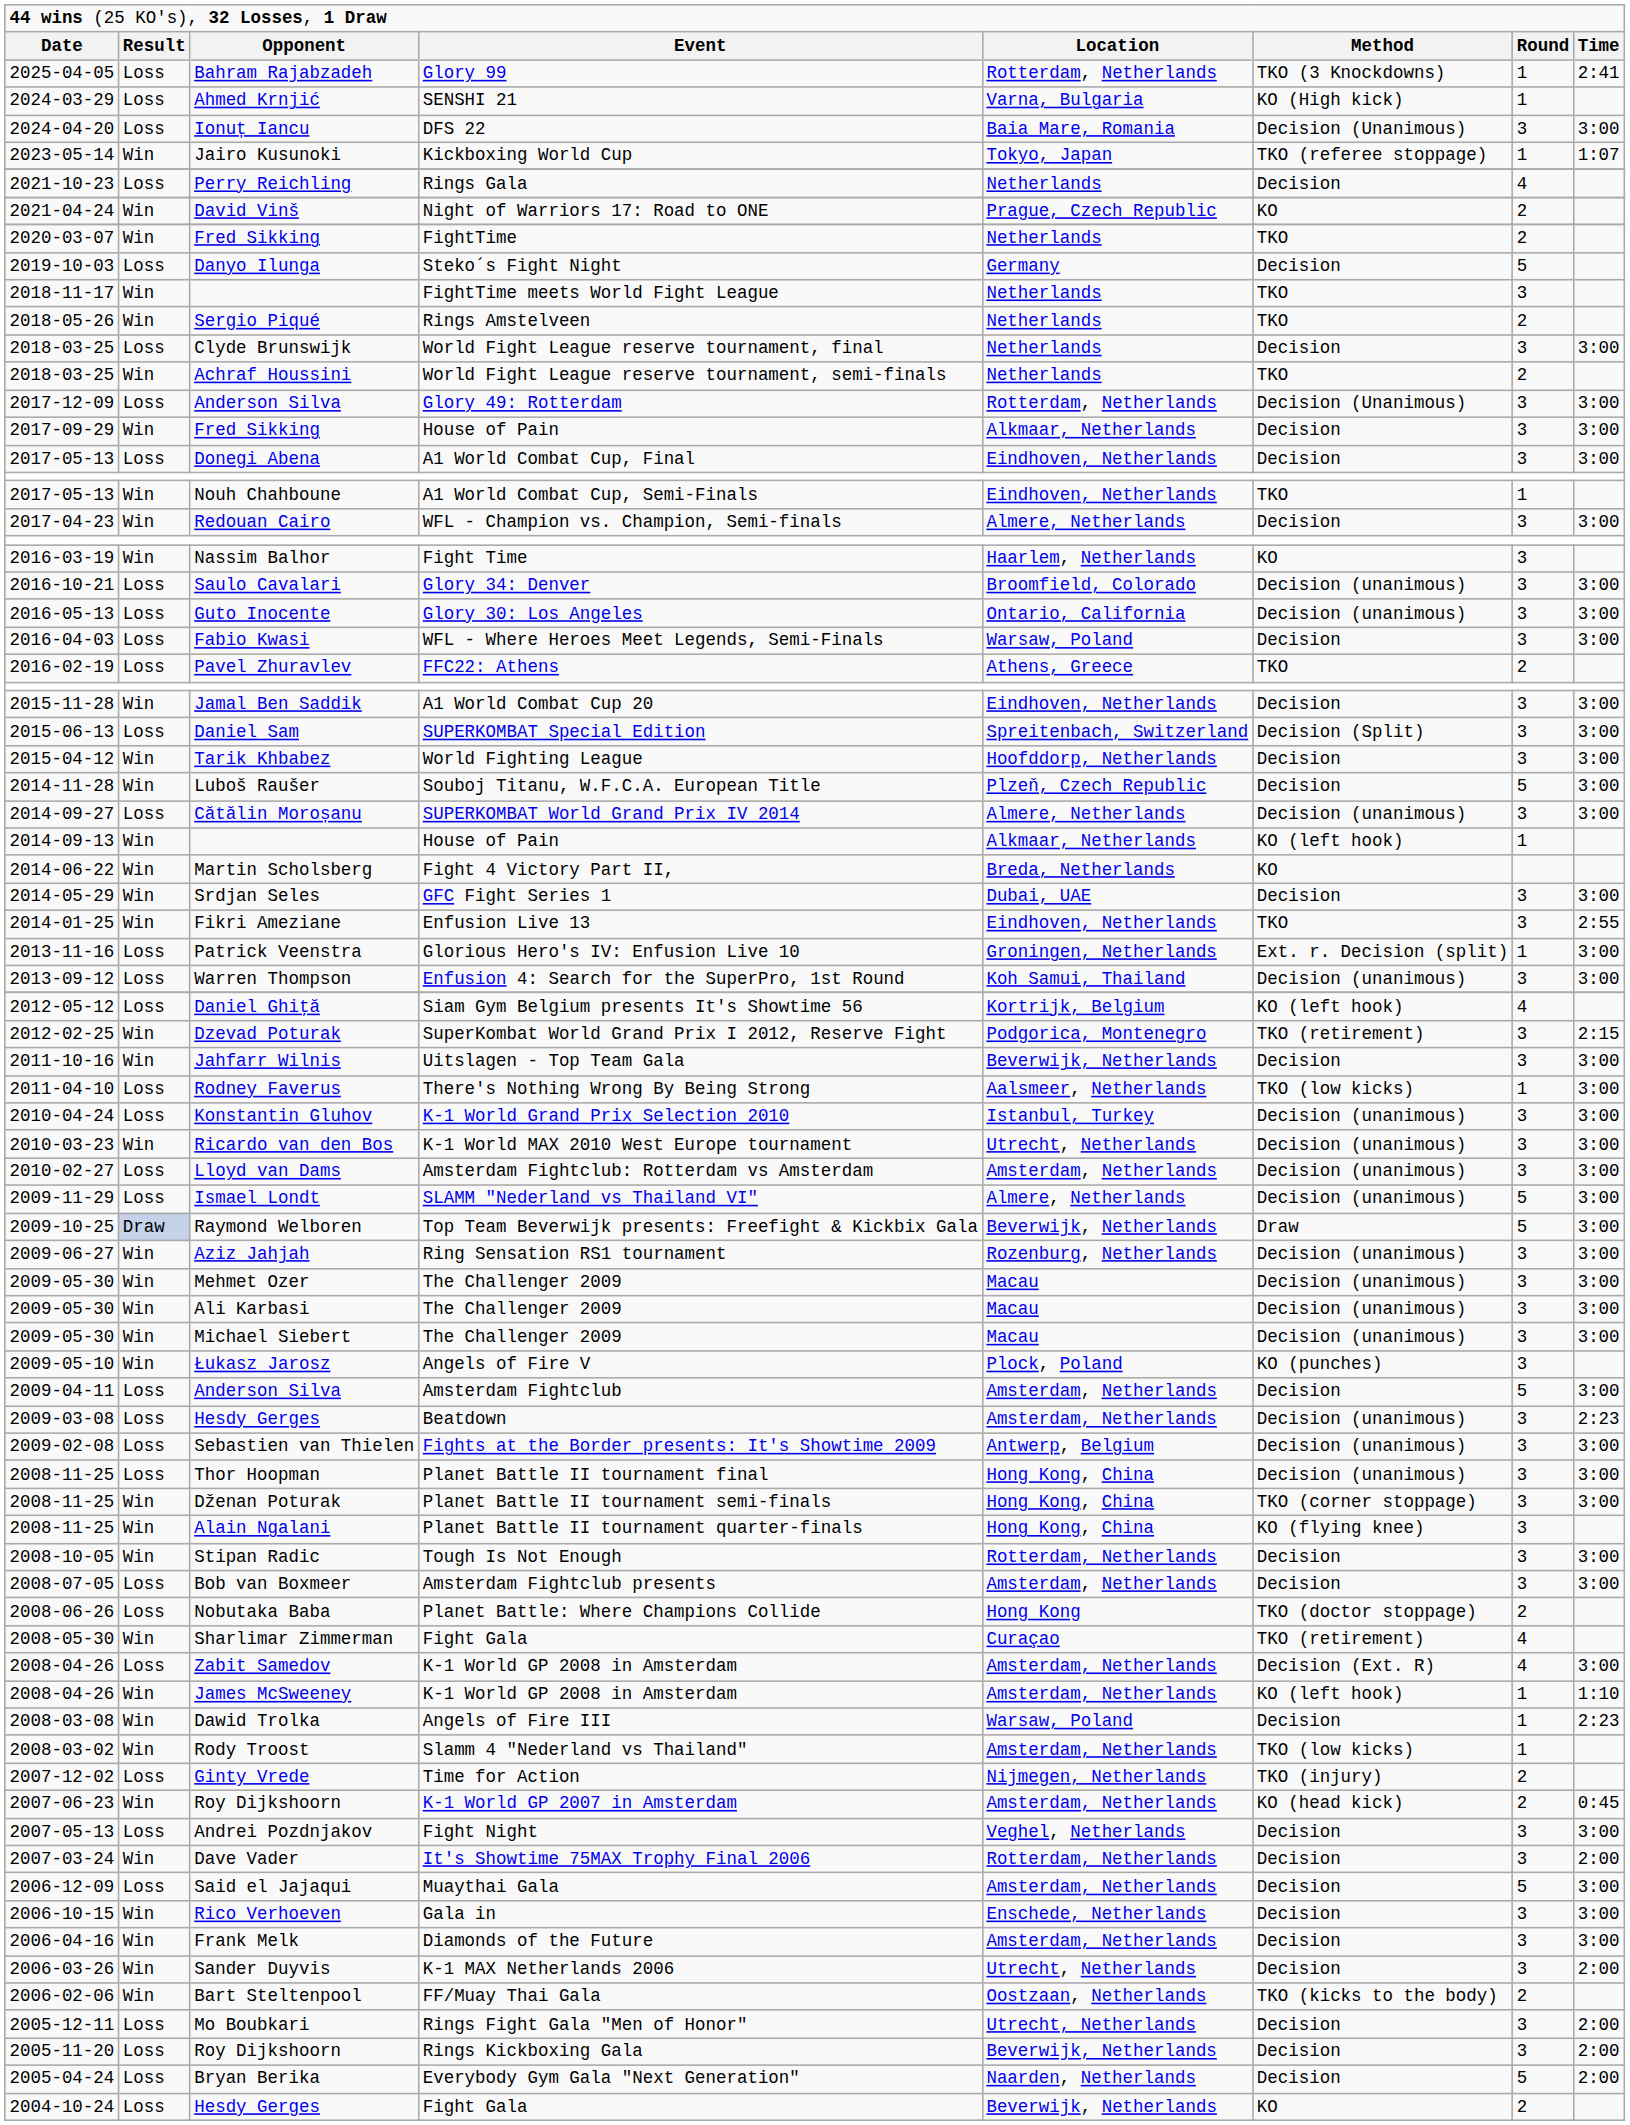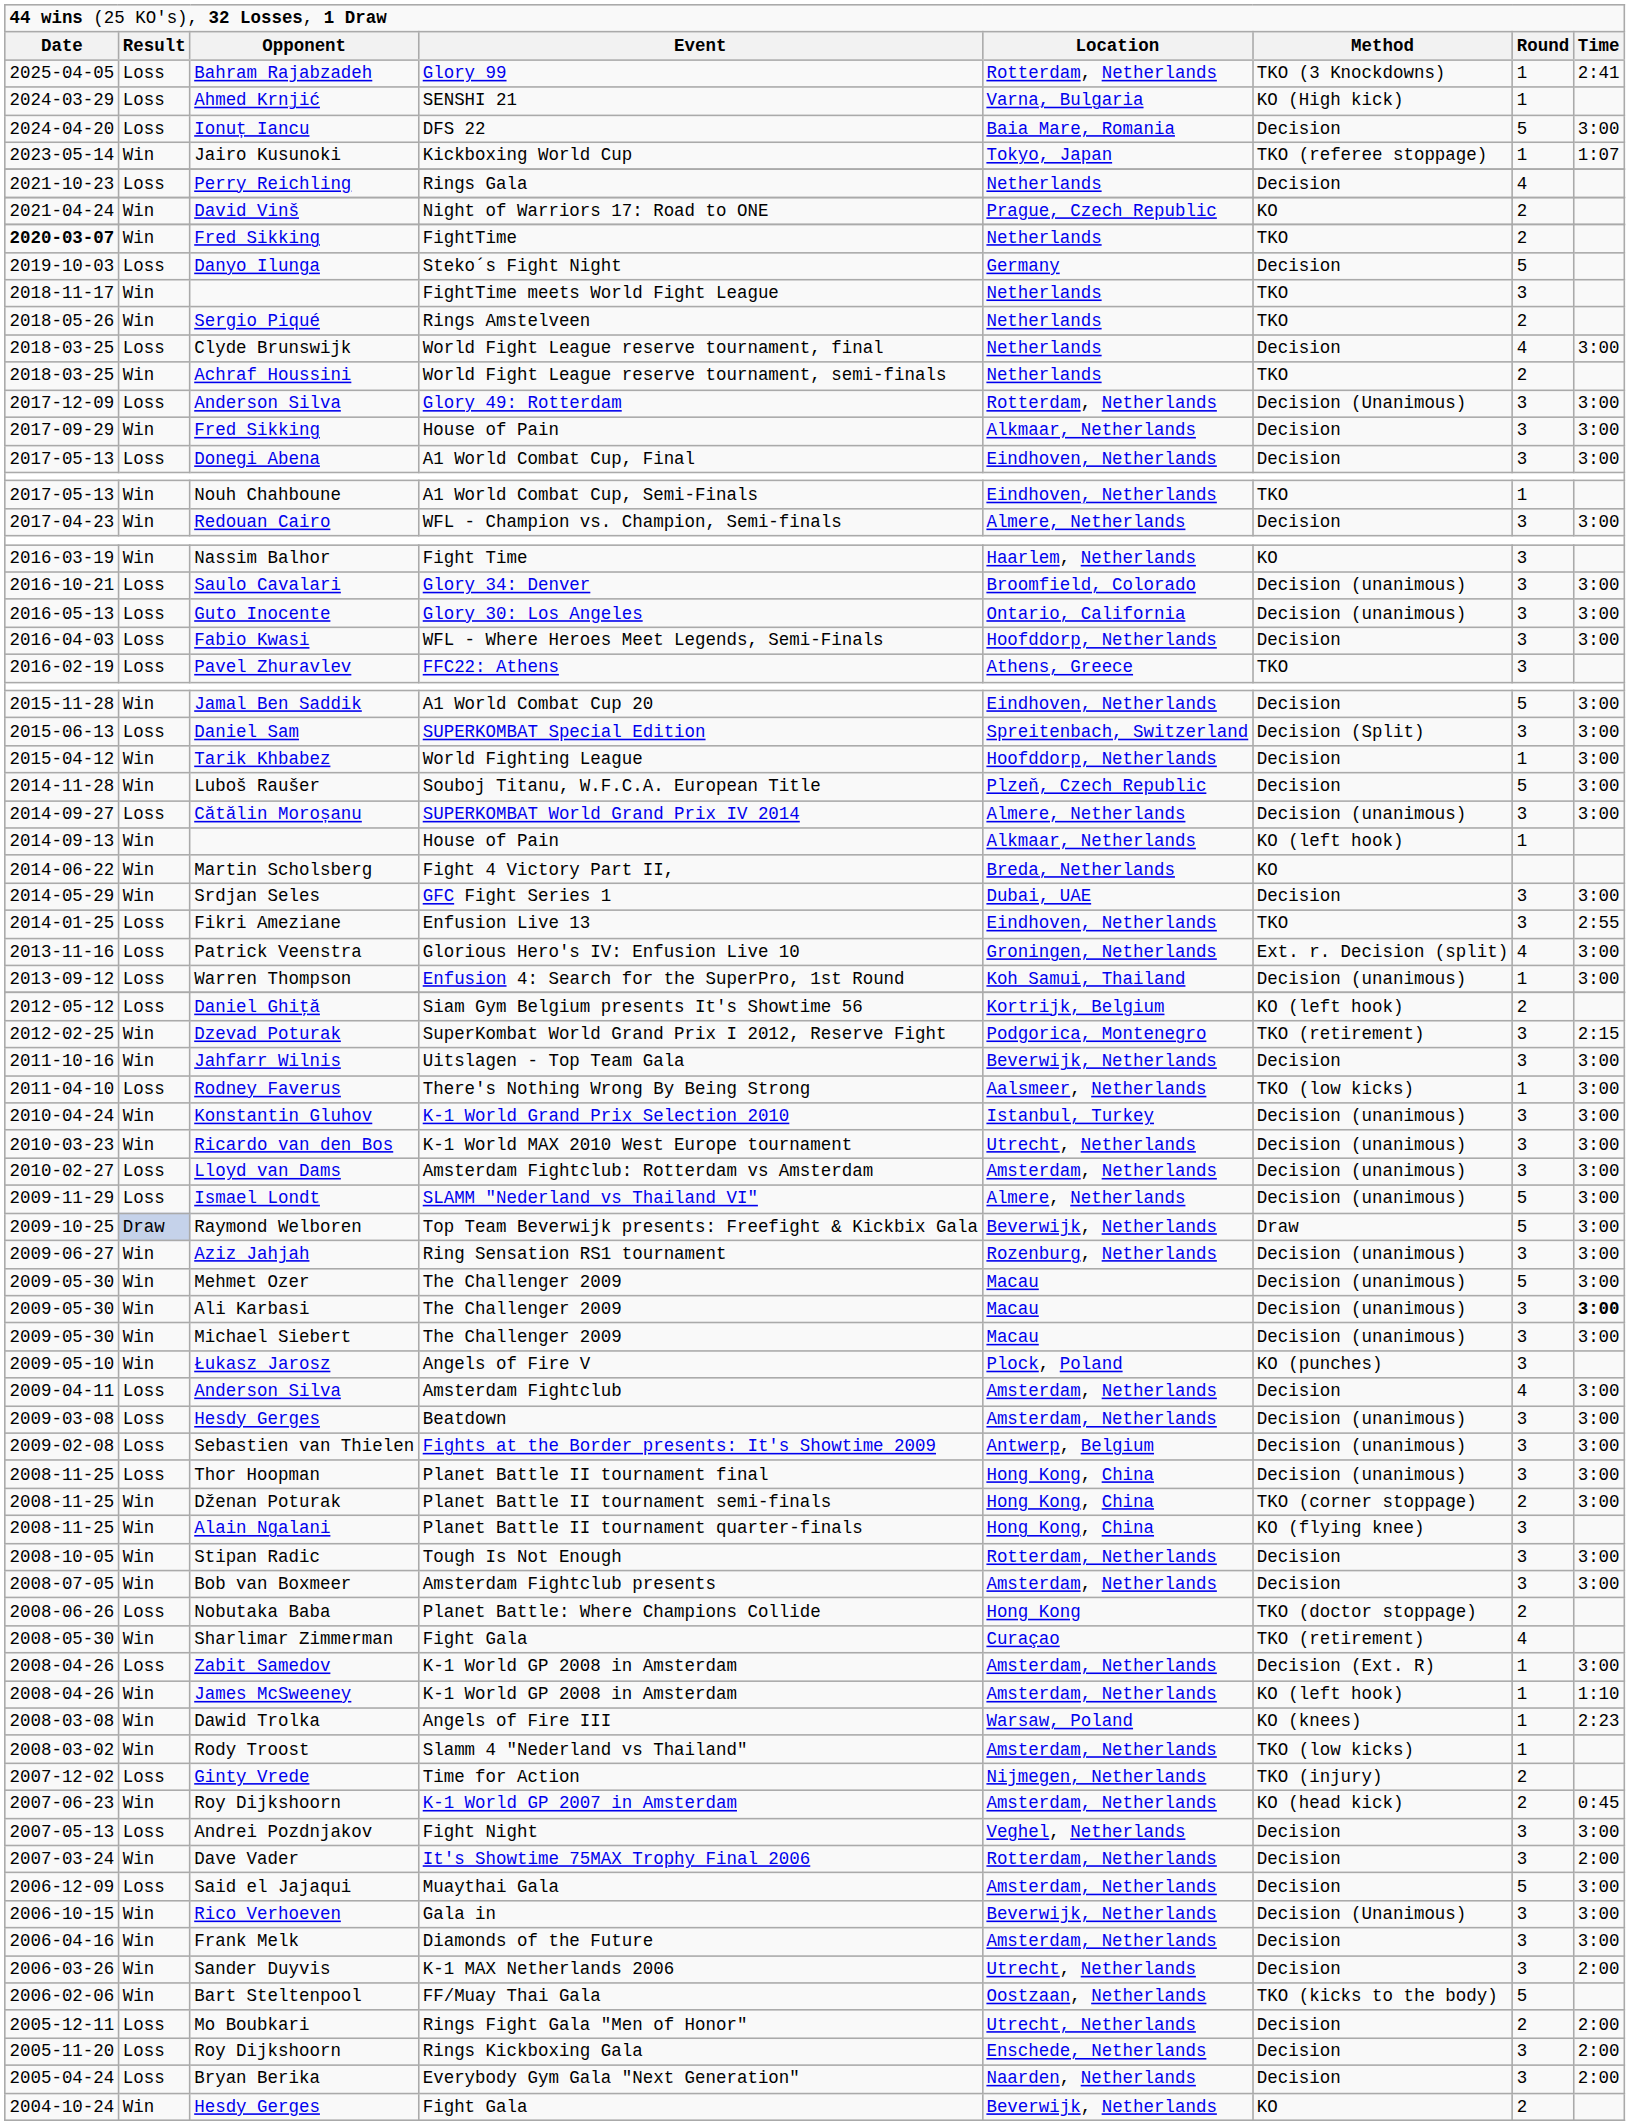(1362, 129) Decision (Unanimous) -> (1299, 129) Decision
(1522, 129) 3 -> (1522, 129) 5
(62, 239) normal -> (62, 239) bold
(1522, 349) 3 -> (1522, 349) 4
(1060, 641) Warsaw, Poland -> (1102, 641) Hoofddorp, Netherlands
(1522, 668) 2 -> (1522, 668) 3
(1522, 704) 3 -> (1522, 704) 5
(1522, 759) 3 -> (1522, 759) 1
(139, 924) Win -> (144, 924) Loss
(1522, 952) 1 -> (1522, 952) 4
(1522, 979) 3 -> (1522, 979) 1
(1522, 1007) 4 -> (1522, 1007) 2
(144, 1117) Loss -> (139, 1117) Win
(1522, 1282) 3 -> (1522, 1282) 5
(1599, 1309) normal -> (1599, 1309) bold
(1522, 1392) 5 -> (1522, 1392) 4
(1599, 1419) 2:23 -> (1599, 1419) 3:00
(1522, 1502) 3 -> (1522, 1502) 2
(144, 1584) Loss -> (139, 1584) Win
(1522, 1667) 4 -> (1522, 1667) 1
(1299, 1722) Decision -> (1309, 1722) KO (knees)
(1096, 1914) Enschede, Netherlands -> (1102, 1914) Beverwijk, Netherlands
(1299, 1914) Decision -> (1362, 1914) Decision (Unanimous)
(1522, 1997) 2 -> (1522, 1997) 5
(1522, 2024) 3 -> (1522, 2024) 2
(1102, 2052) Beverwijk, Netherlands -> (1096, 2052) Enschede, Netherlands
(1522, 2079) 5 -> (1522, 2079) 3
(144, 2107) Loss -> (139, 2107) Win
